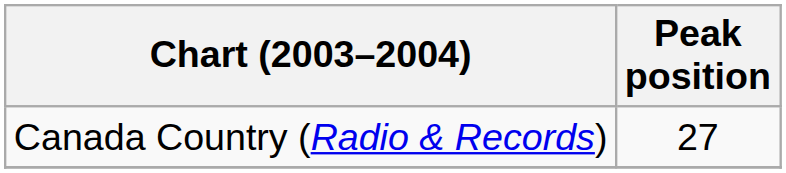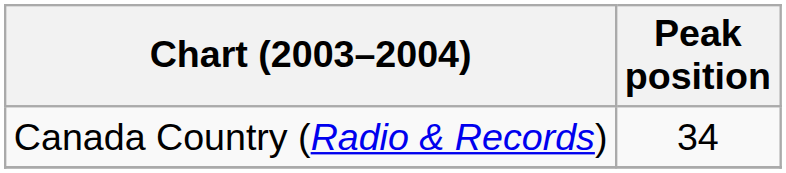(698, 136) 27 -> (698, 136) 34
